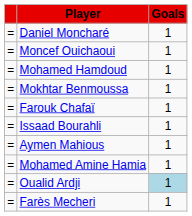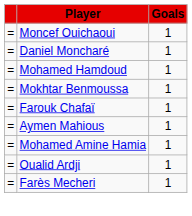rows swapped: (67, 51) <-> (64, 33)
- row: (60, 127)
(168, 183) lightblue background -> (168, 164) no background
